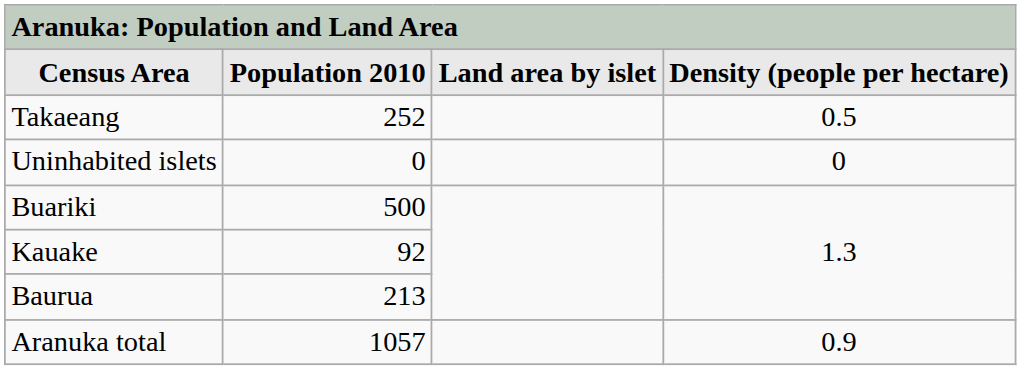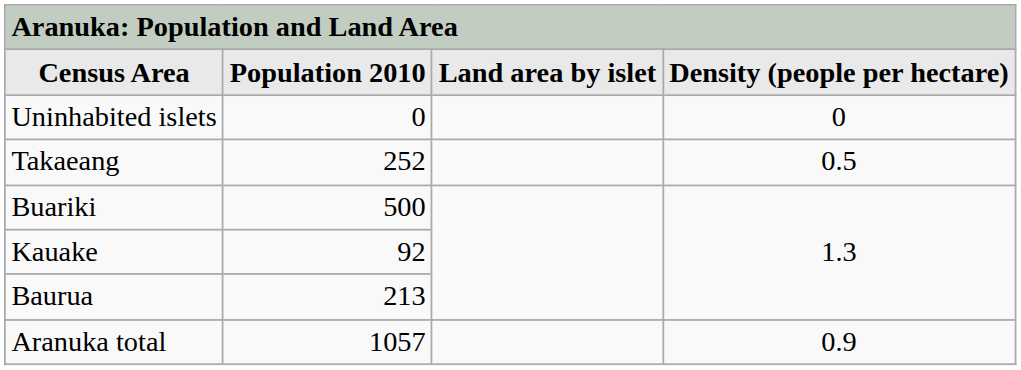rows swapped: (114, 161) <-> (65, 116)
